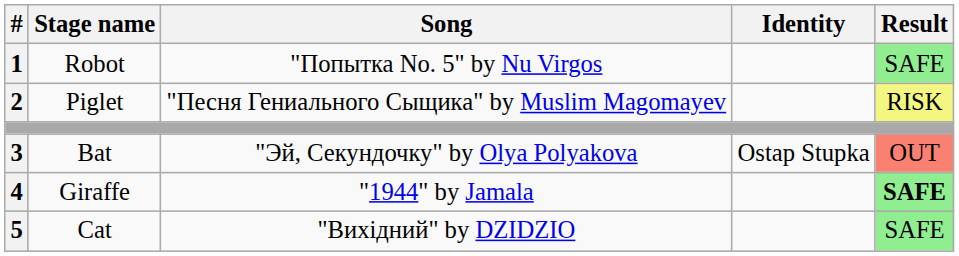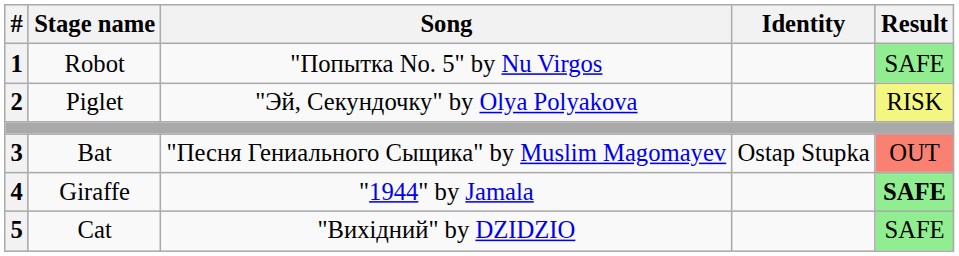(446, 102) "Песня Гениального Сыщика" by Muslim Magomayev -> (446, 102) "Эй, Секундочку" by Olya Polyakova
(446, 152) "Эй, Секундочку" by Olya Polyakova -> (446, 152) "Песня Гениального Сыщика" by Muslim Magomayev
